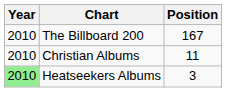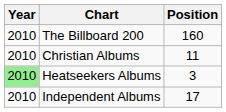(193, 35) 167 -> (193, 35) 160
+ row: (101, 96)
